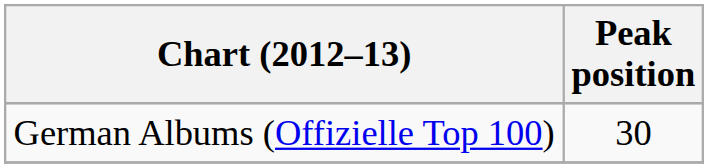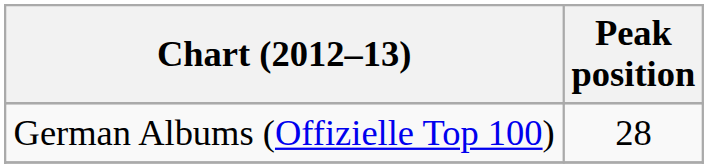(633, 132) 30 -> (633, 132) 28
